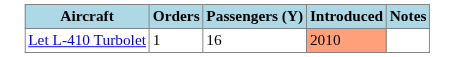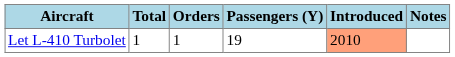+ column: (149, 16)
(214, 40) 16 -> (234, 40) 19
